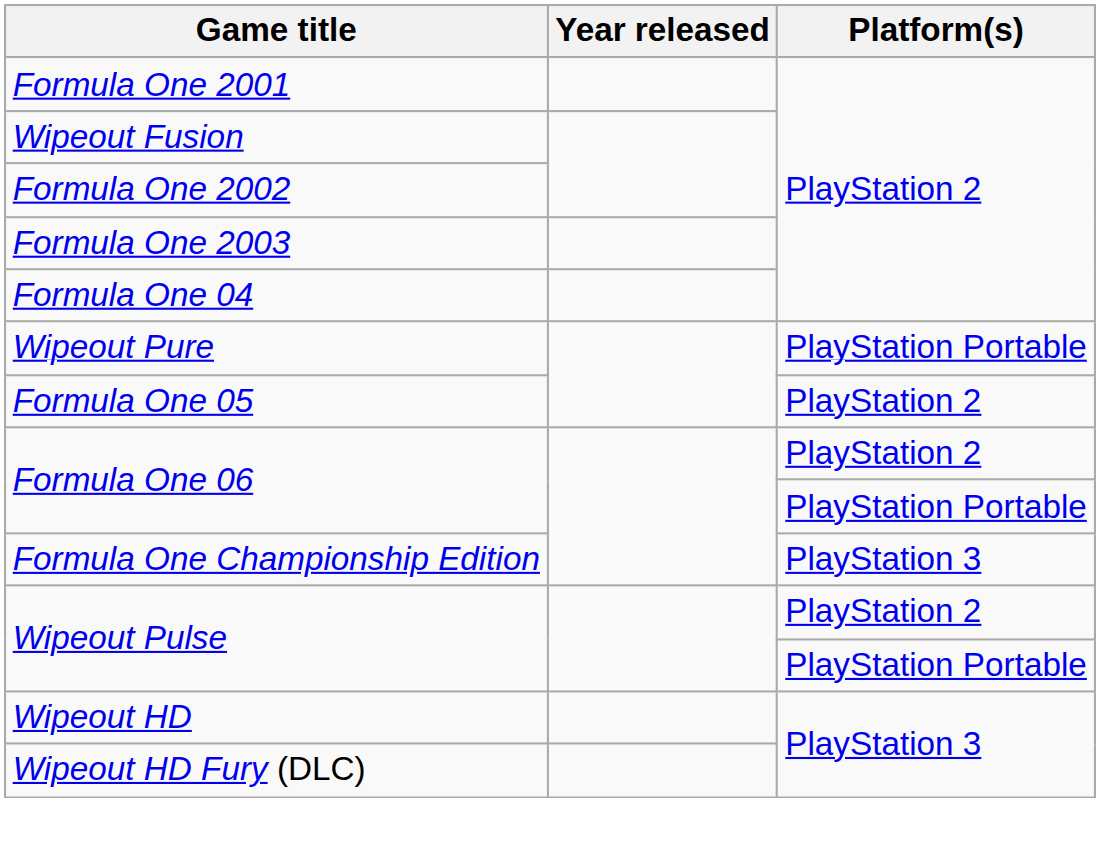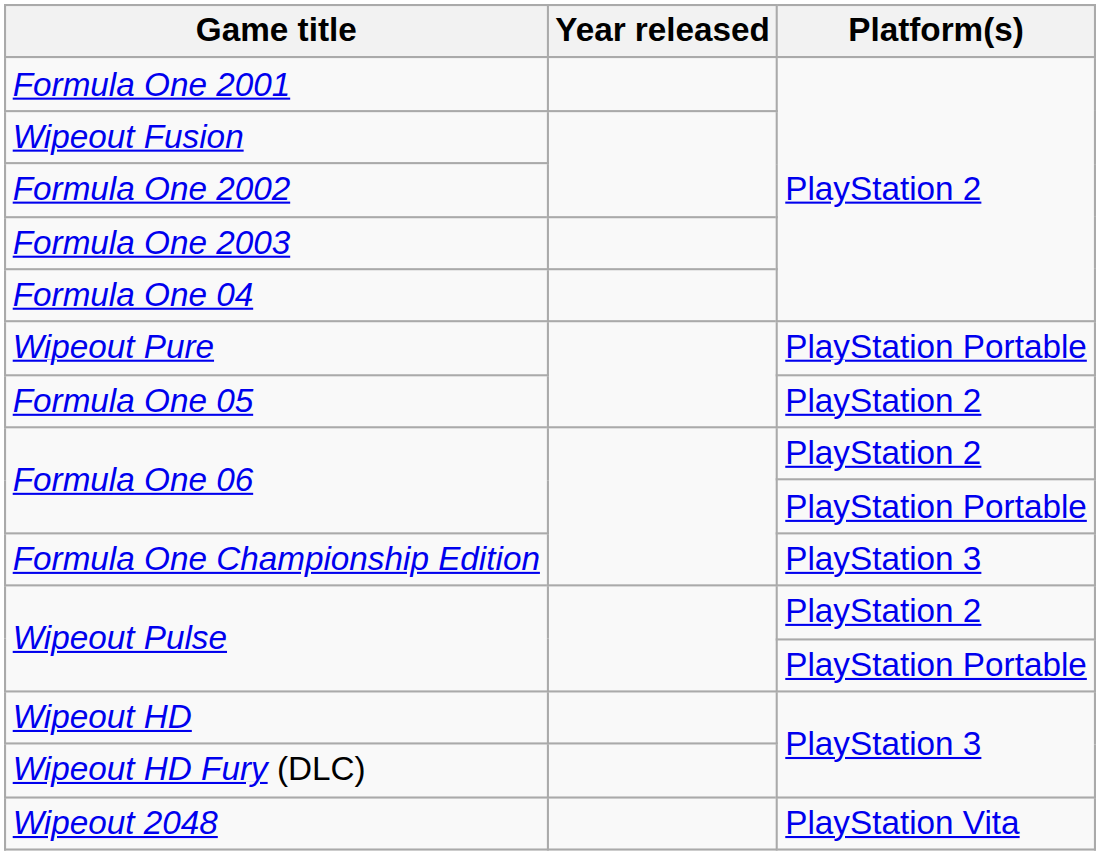+ row: (115, 822)
